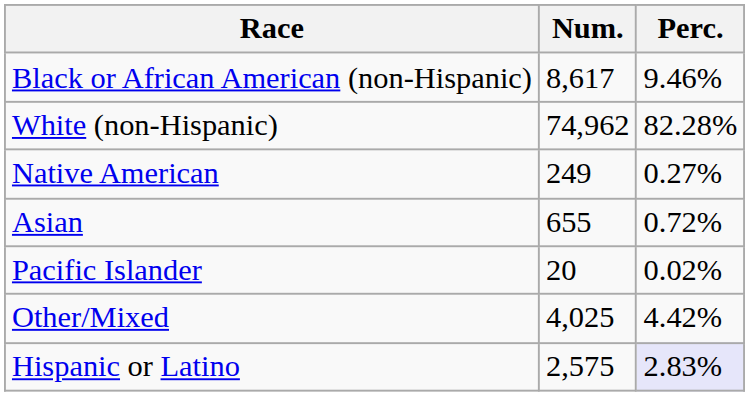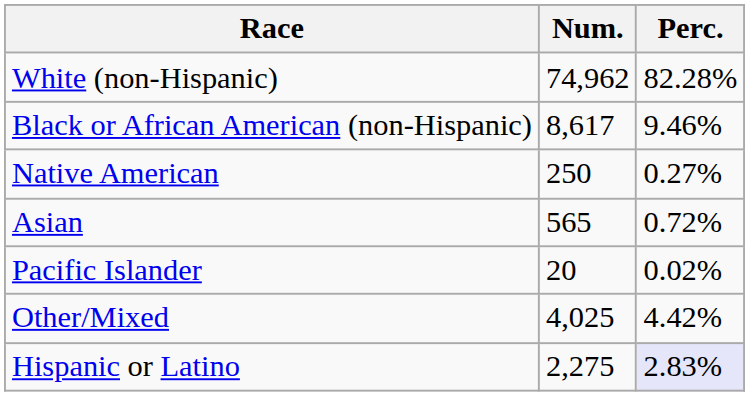rows swapped: (145, 125) <-> (272, 76)
(569, 173) 249 -> (569, 173) 250
(569, 221) 655 -> (569, 221) 565
(580, 366) 2,575 -> (580, 366) 2,275
